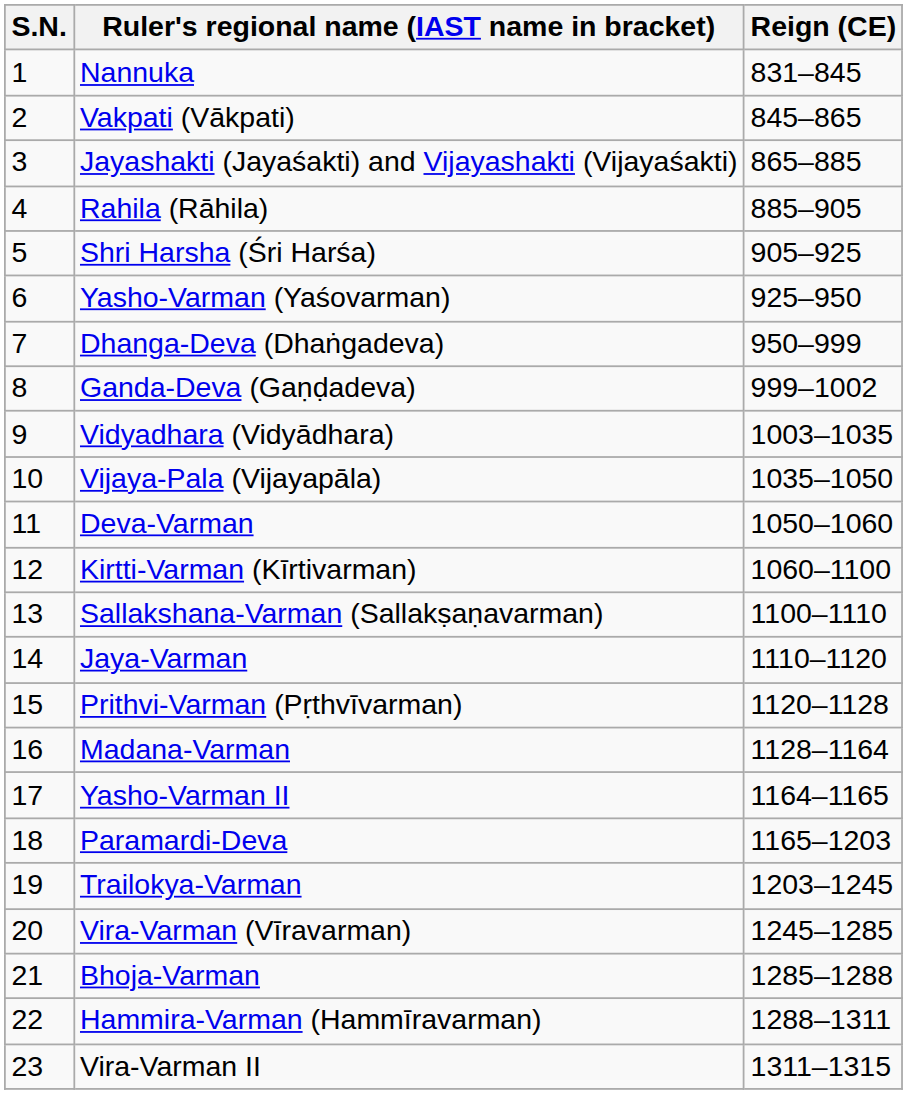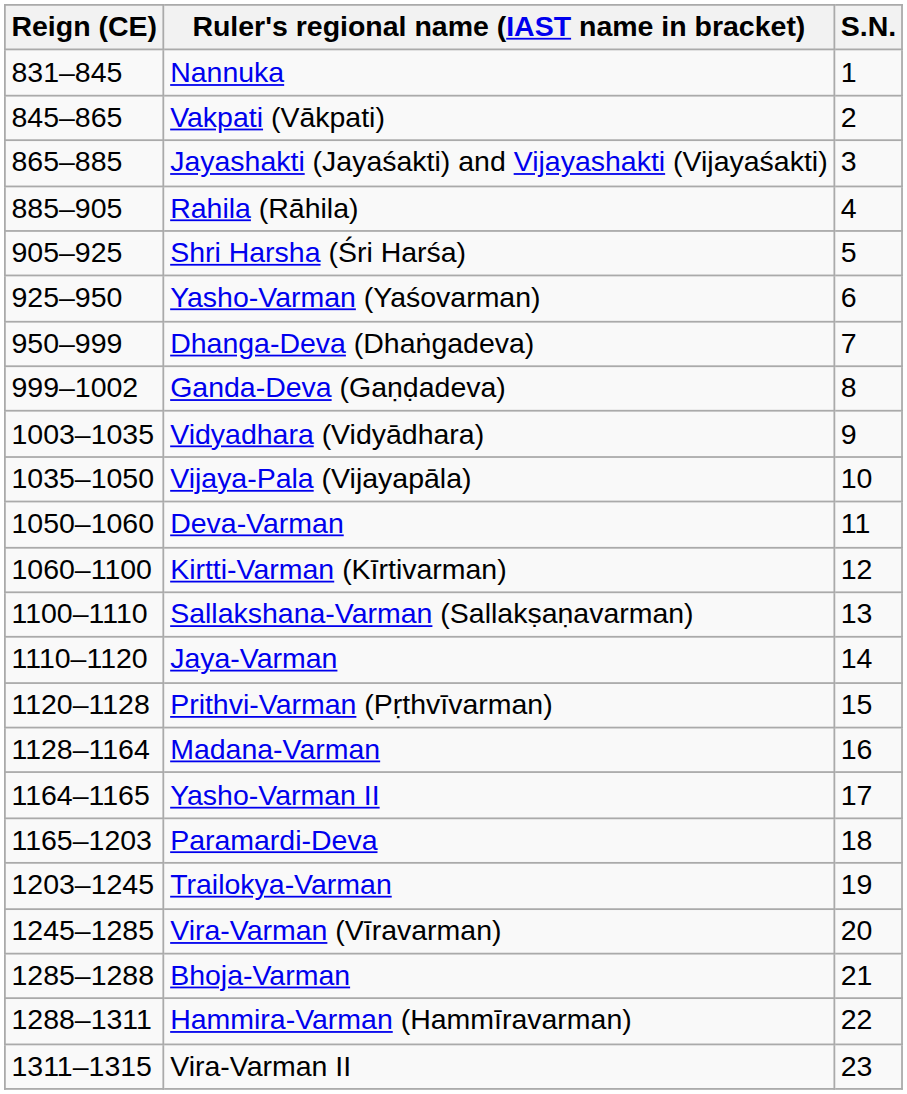columns swapped: (39, 27) <-> (823, 27)
